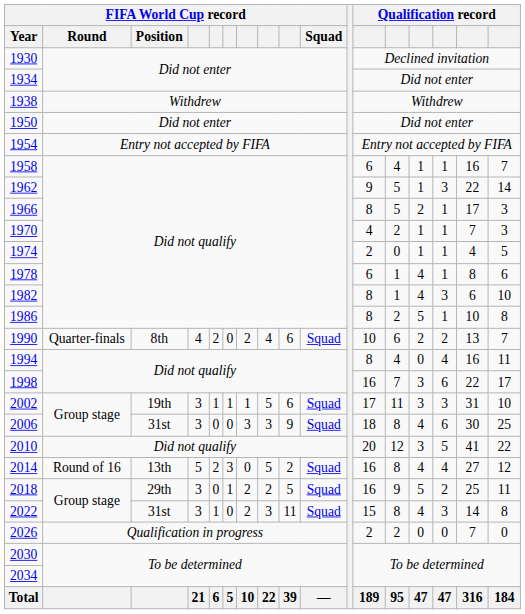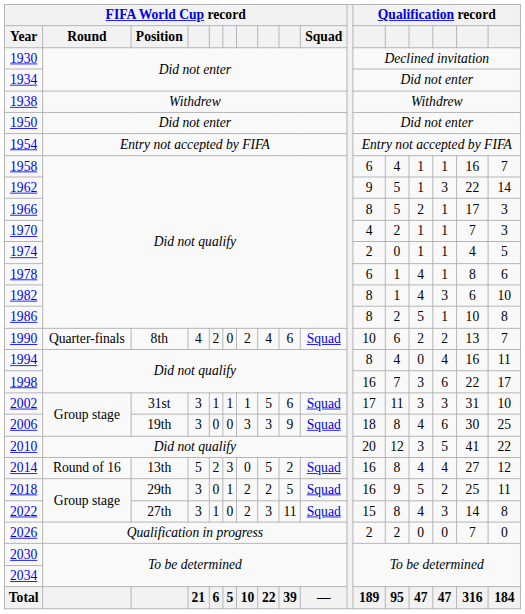(159, 403) 19th -> (159, 403) 31st
(159, 425) 31st -> (159, 425) 19th
(159, 511) 31st -> (159, 511) 27th
